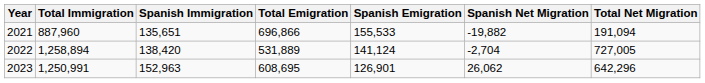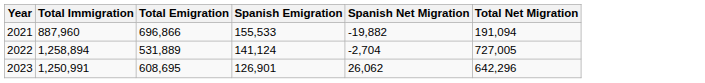- column: (196, 13)
